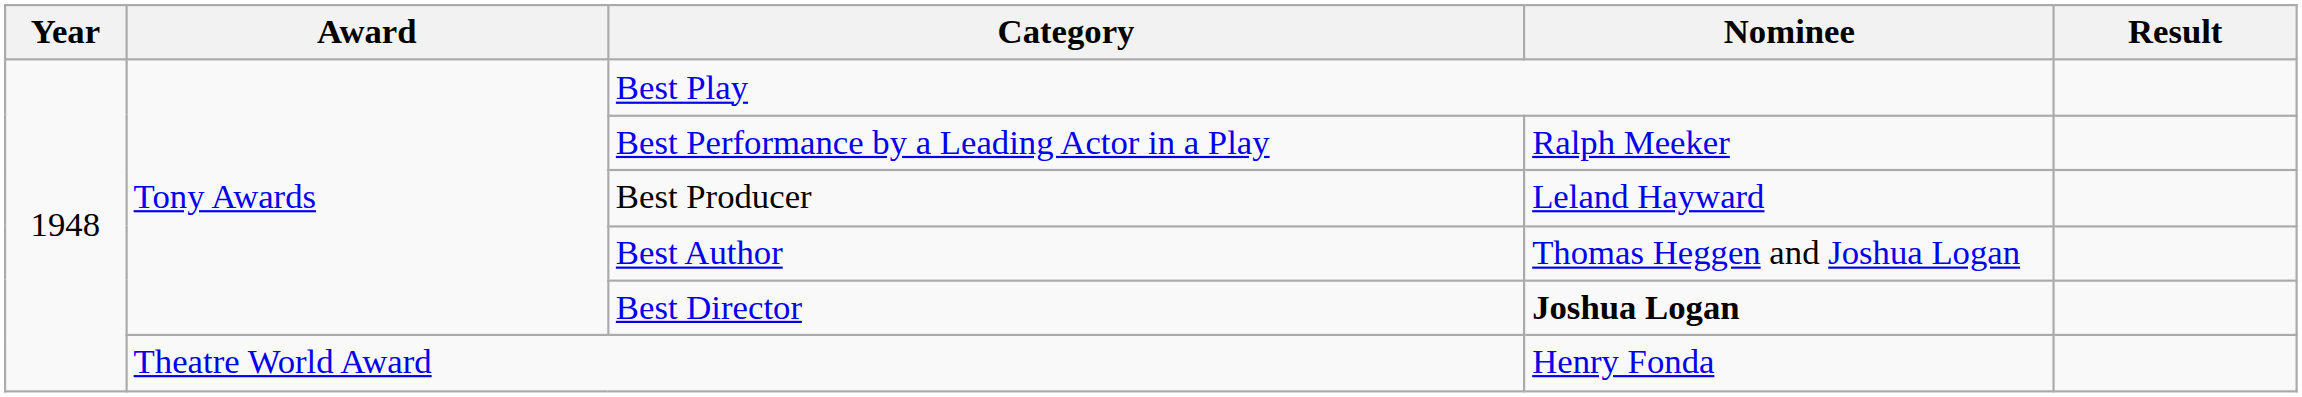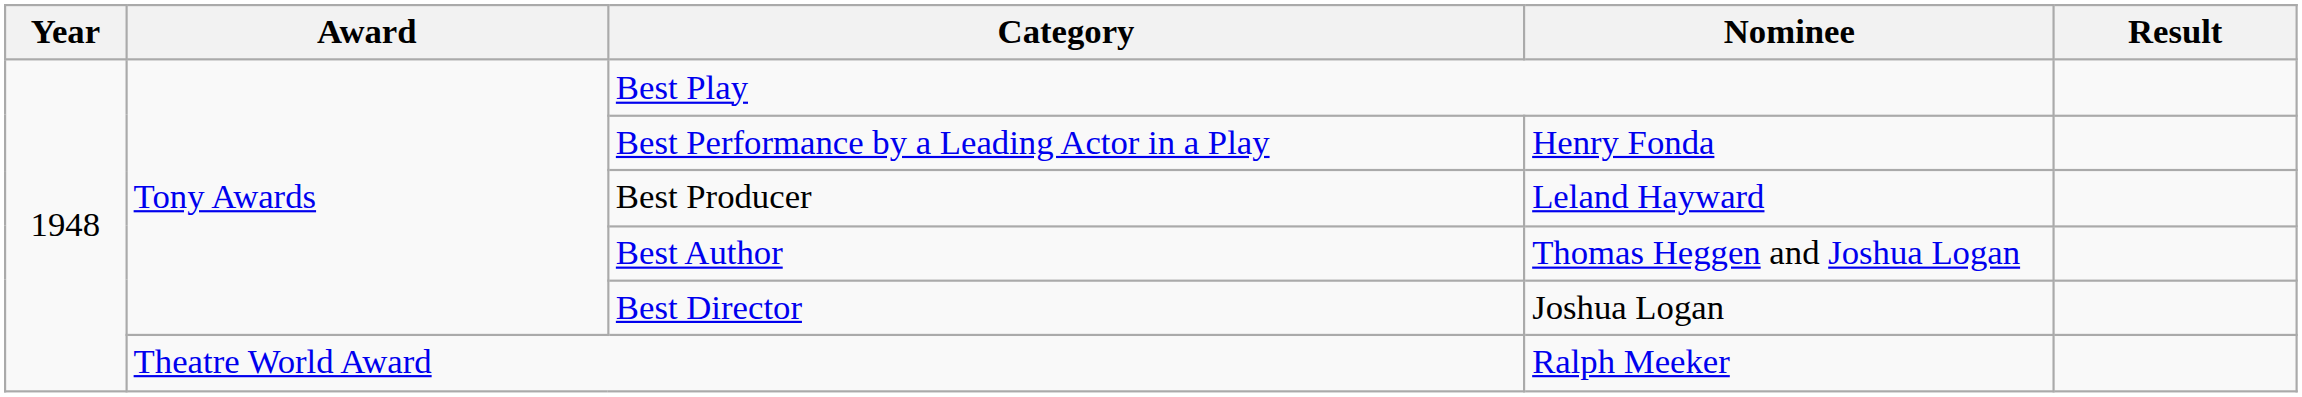(1631, 142) Ralph Meeker -> (1623, 142) Henry Fonda
(1636, 307) bold -> (1628, 307) normal
(1623, 362) Henry Fonda -> (1631, 362) Ralph Meeker
